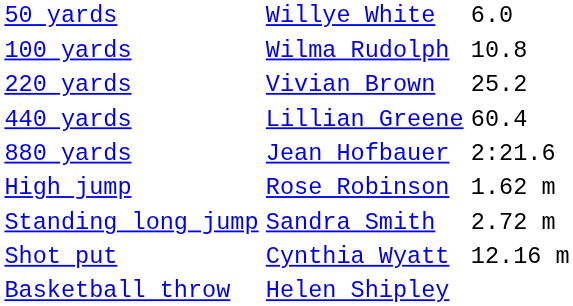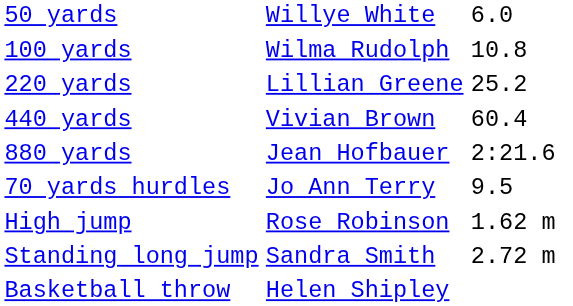(351, 85) Vivian Brown -> (365, 85) Lillian Greene
(365, 119) Lillian Greene -> (351, 119) Vivian Brown
+ row: (117, 188)
- row: (61, 257)
